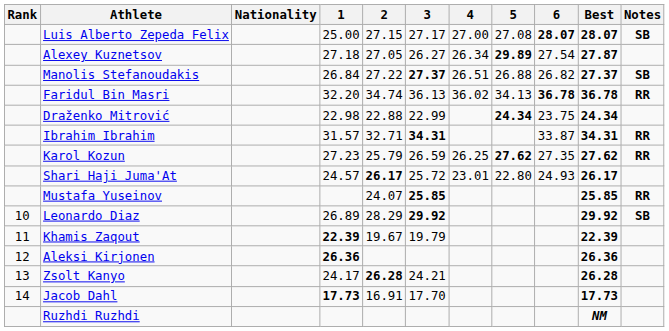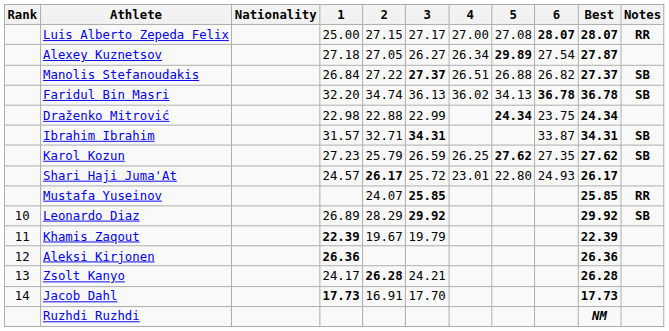(642, 35) SB -> (642, 35) RR
(642, 95) RR -> (642, 95) SB
(642, 135) RR -> (642, 135) SB
(642, 155) RR -> (642, 155) SB
